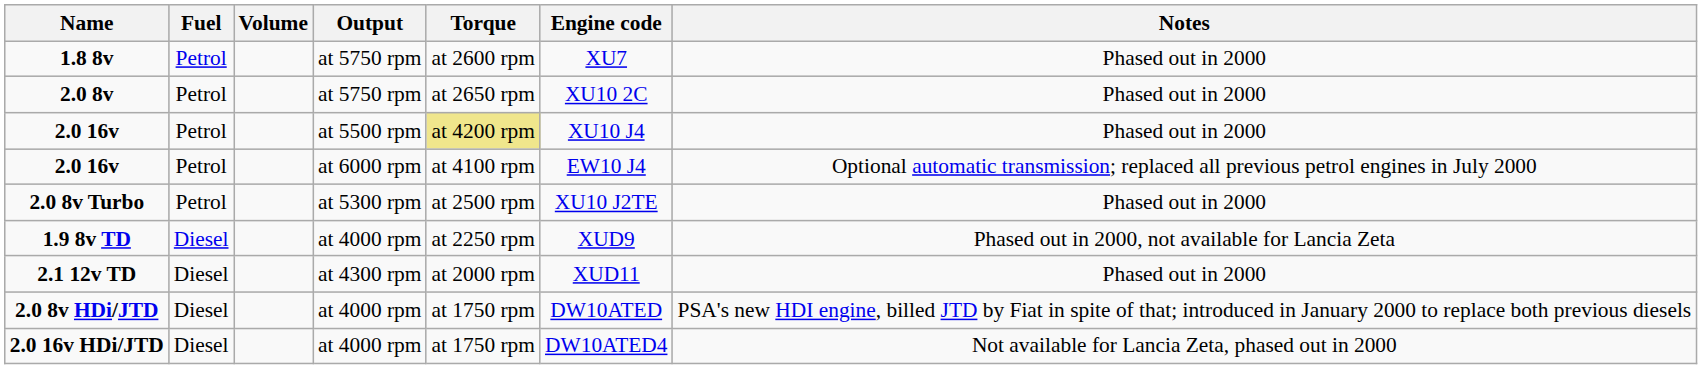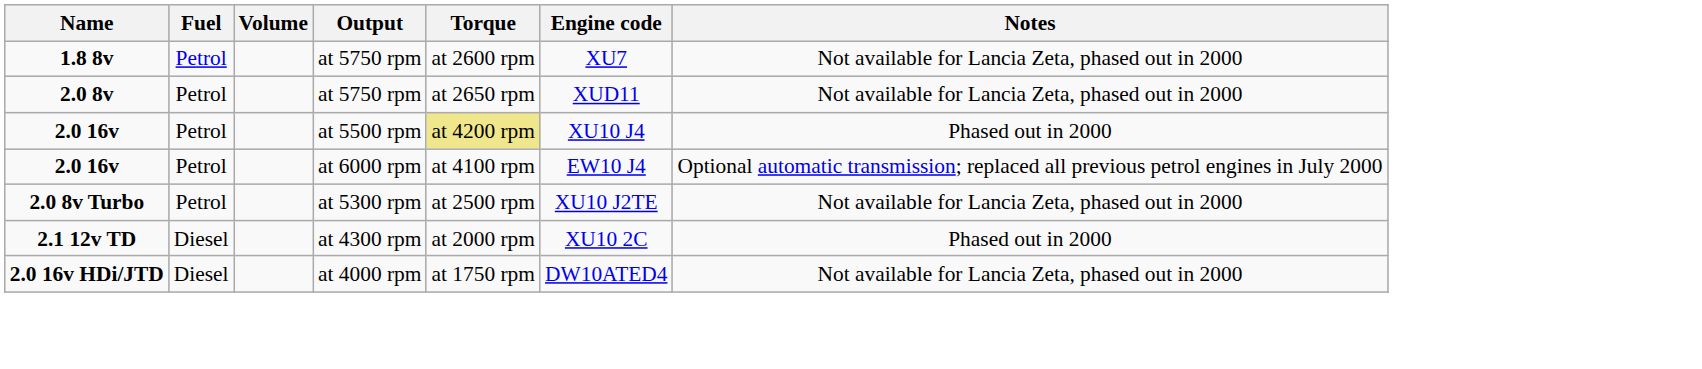(1184, 58) Phased out in 2000 -> (1030, 58) Not available for Lancia Zeta, phased out in 2000
(606, 94) XU10 2C -> (606, 94) XUD11
(1184, 94) Phased out in 2000 -> (1030, 94) Not available for Lancia Zeta, phased out in 2000
(1184, 202) Phased out in 2000 -> (1030, 202) Not available for Lancia Zeta, phased out in 2000
- row: (87, 237)
(606, 273) XUD11 -> (606, 237) XU10 2C
- row: (87, 309)
